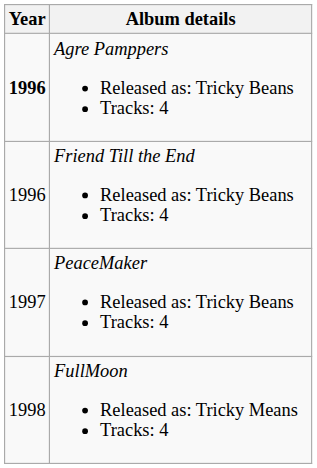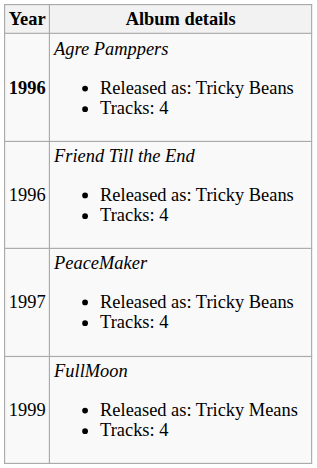(27, 409) 1998 -> (27, 409) 1999
